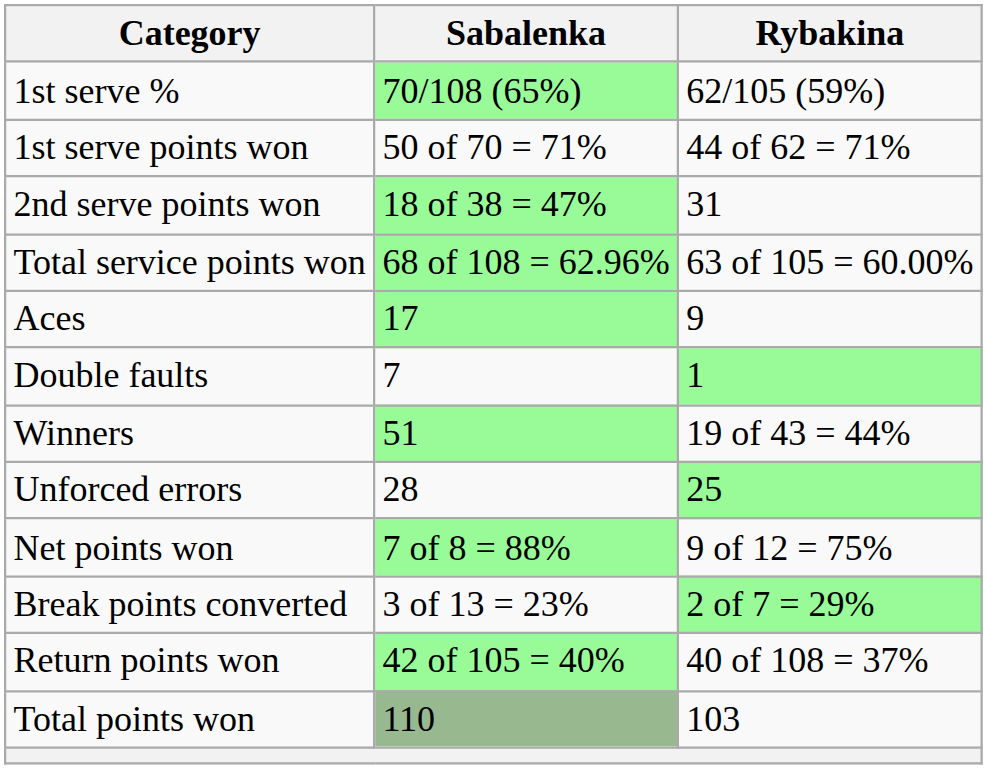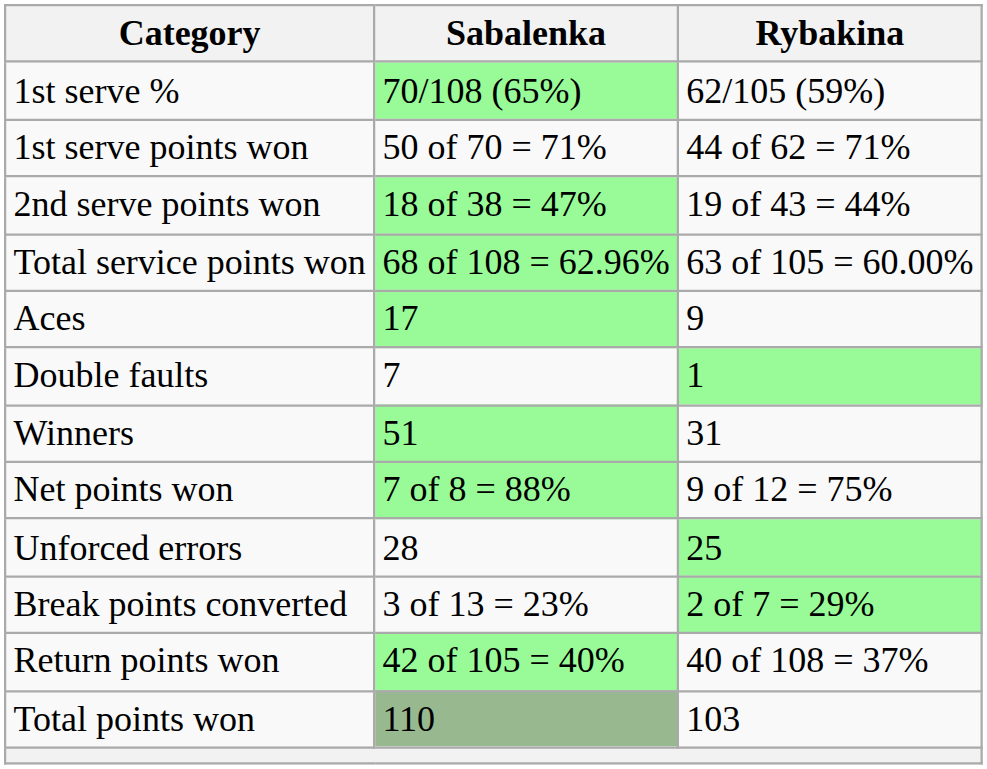(704, 204) 31 -> (798, 204) 19 of 43 = 44%
(798, 432) 19 of 43 = 44% -> (704, 432) 31
rows swapped: (128, 489) <-> (123, 546)
